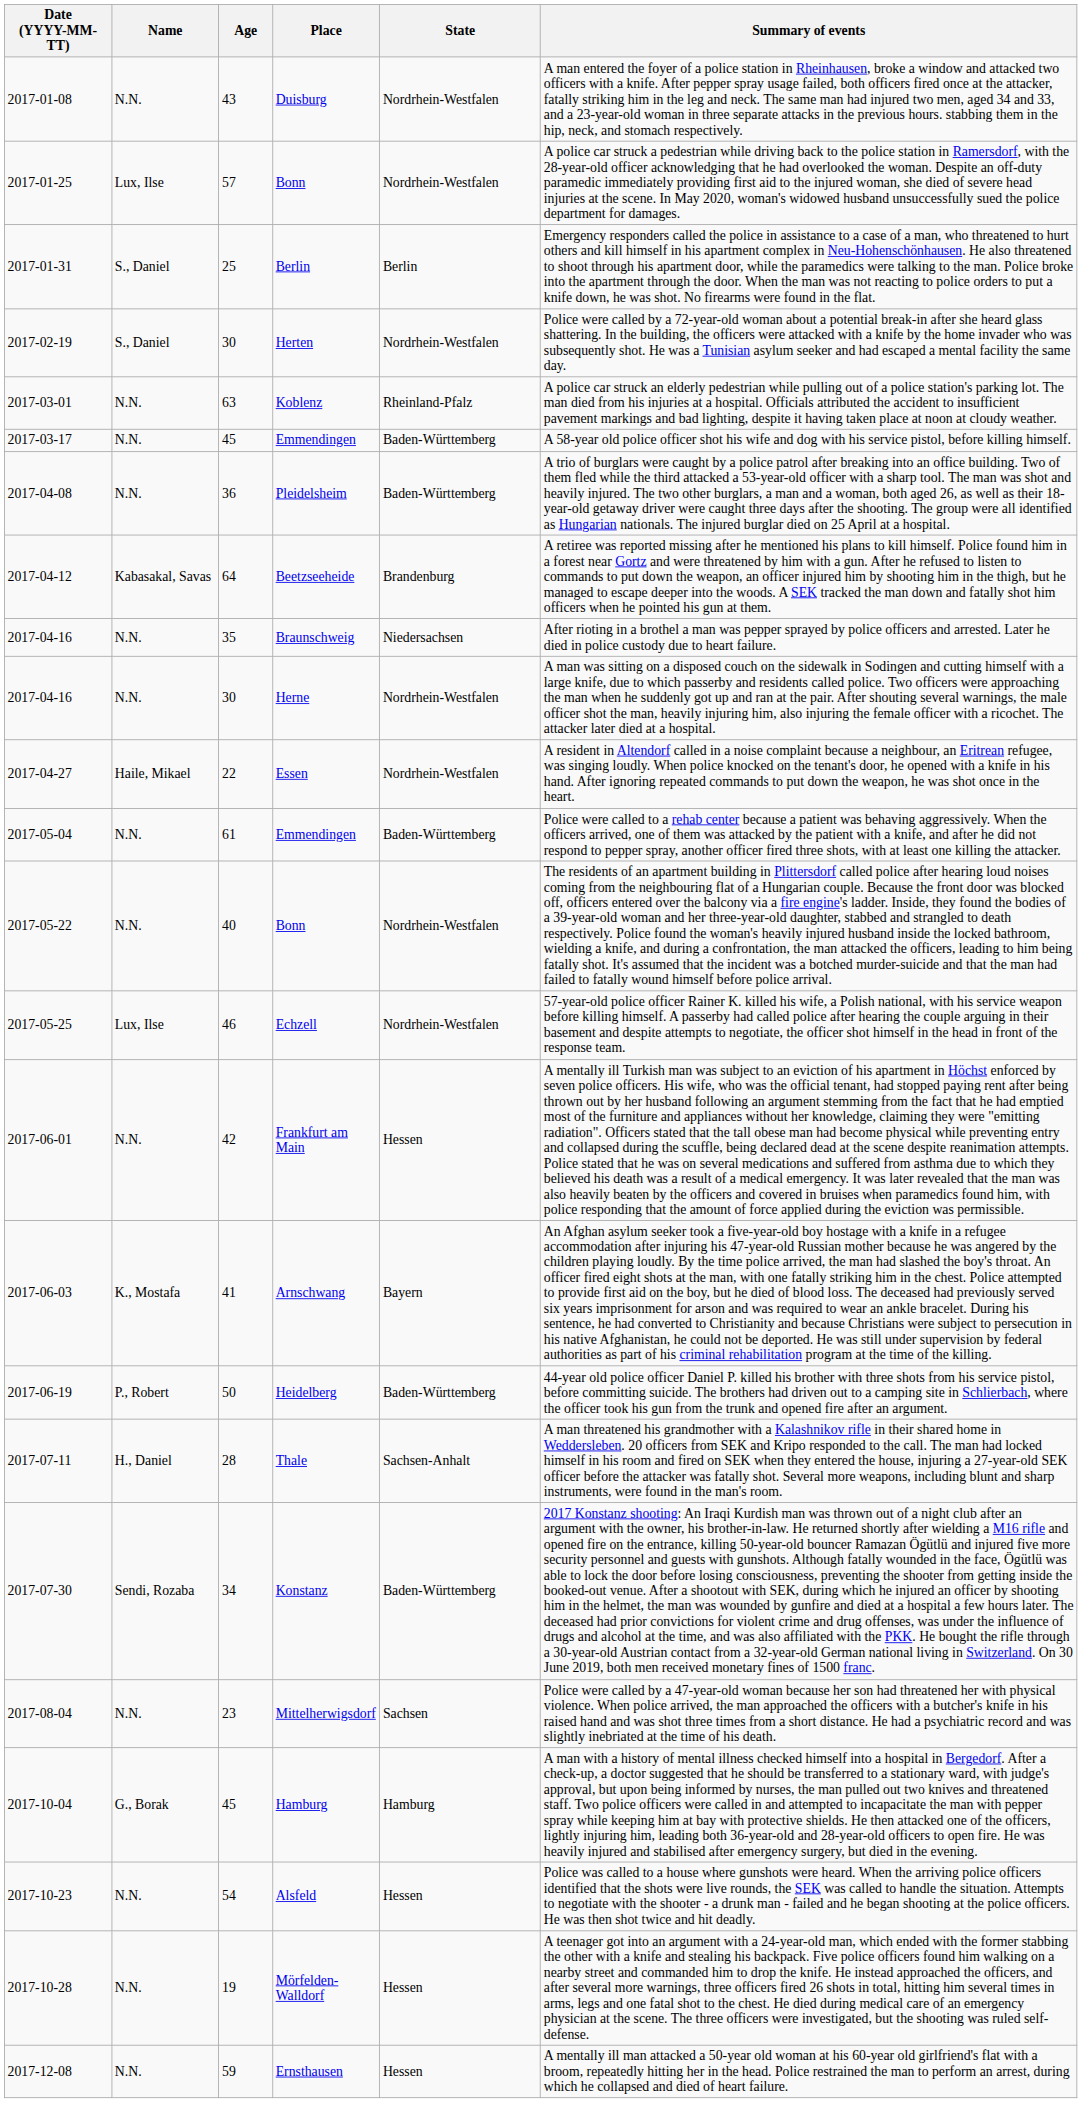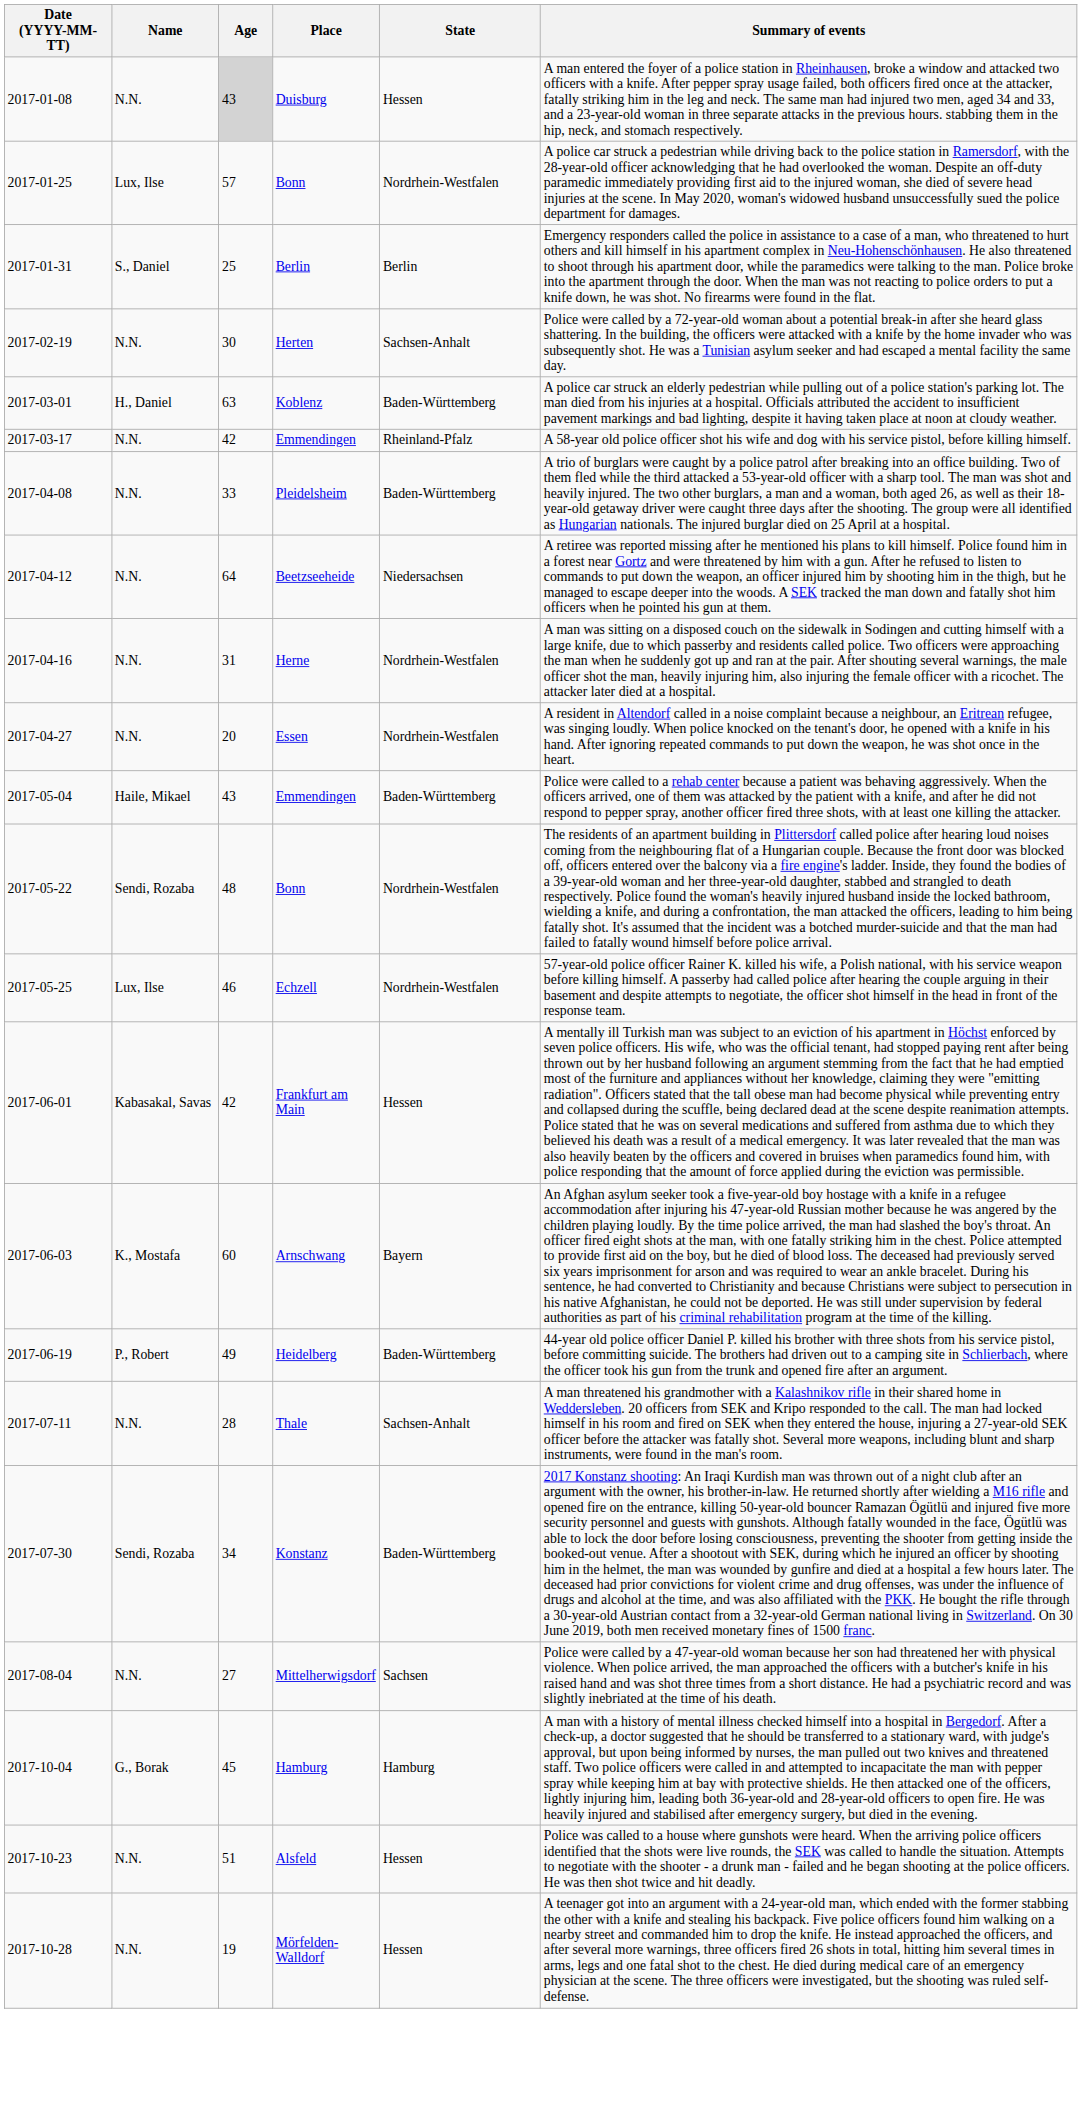(229, 99) no background -> (229, 99) lightgrey background
(441, 99) Nordrhein-Westfalen -> (403, 99) Hessen
(142, 342) S., Daniel -> (128, 342) N.N.
(441, 342) Nordrhein-Westfalen -> (426, 342) Sachsen-Anhalt
(128, 403) N.N. -> (143, 403) H., Daniel
(428, 403) Rheinland-Pfalz -> (439, 403) Baden-Württemberg
(229, 440) 45 -> (229, 440) 42
(439, 440) Baden-Württemberg -> (428, 440) Rheinland-Pfalz
(229, 493) 36 -> (229, 493) 33
(163, 576) Kabasakal, Savas -> (128, 576) N.N.
(419, 576) Brandenburg -> (423, 576) Niedersachsen
- row: (40, 637)
(229, 698) 30 -> (229, 660) 31
(153, 774) Haile, Mikael -> (128, 736) N.N.
(229, 774) 22 -> (229, 736) 20
(128, 834) N.N. -> (153, 797) Haile, Mikael
(229, 834) 61 -> (229, 797) 43
(128, 926) N.N. -> (155, 888) Sendi, Rozaba
(229, 926) 40 -> (229, 888) 48
(128, 1139) N.N. -> (163, 1102) Kabasakal, Savas
(229, 1293) 41 -> (229, 1256) 60
(229, 1392) 50 -> (229, 1355) 49
(143, 1460) H., Daniel -> (128, 1423) N.N.
(229, 1713) 23 -> (229, 1676) 27
(229, 1896) 54 -> (229, 1859) 51
- row: (40, 2071)
